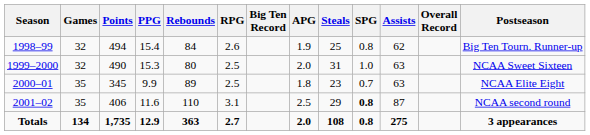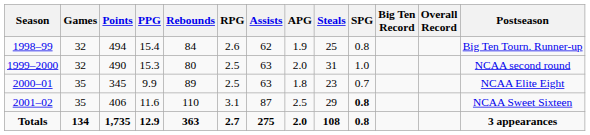columns swapped: (399, 20) <-> (268, 20)
(523, 65) NCAA Sweet Sixteen -> (523, 65) NCAA second round
(523, 102) NCAA second round -> (523, 102) NCAA Sweet Sixteen
